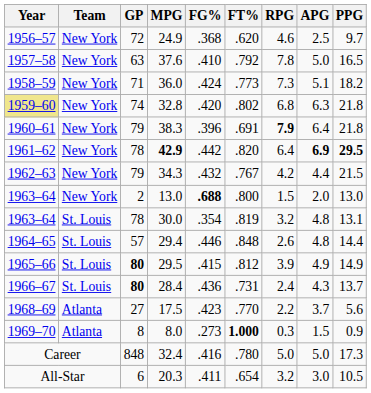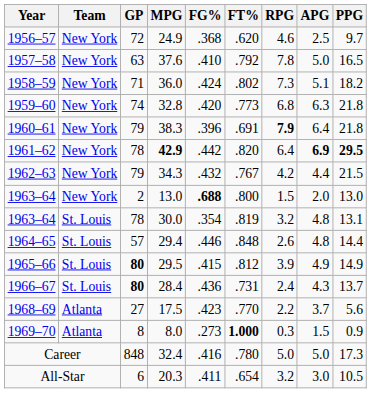(247, 83) .773 -> (247, 83) .802
(32, 106) khaki background -> (32, 106) no background
(247, 106) .802 -> (247, 106) .773
